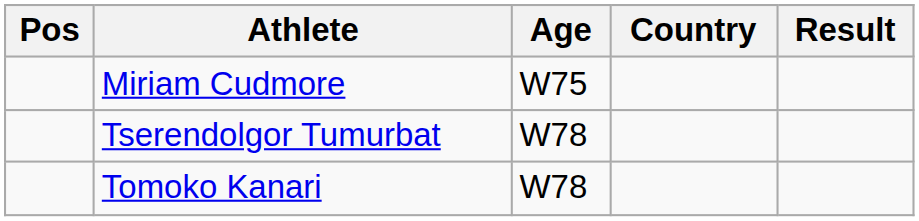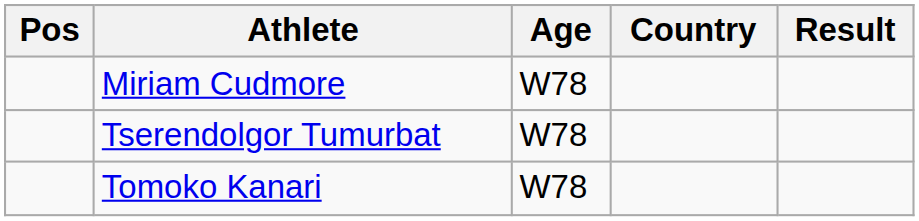(553, 82) W75 -> (553, 82) W78
